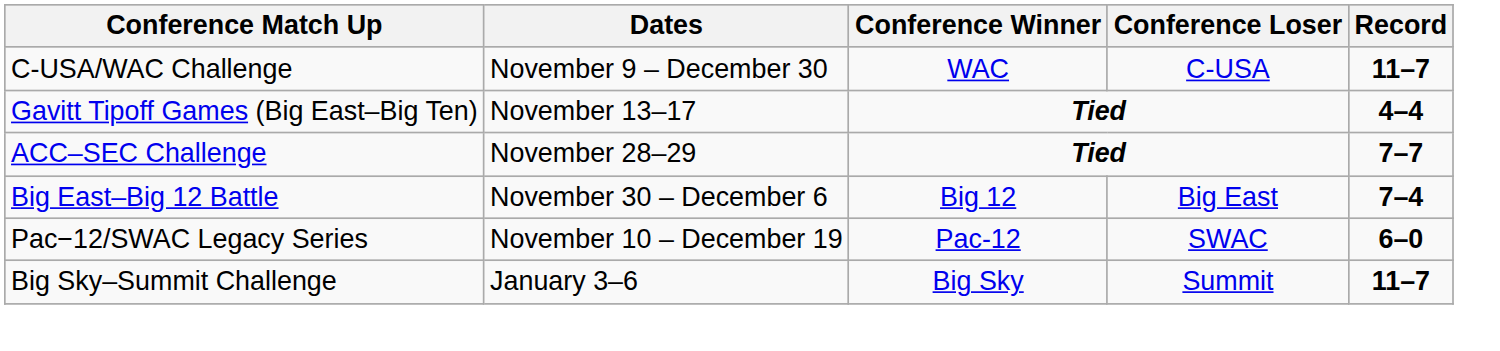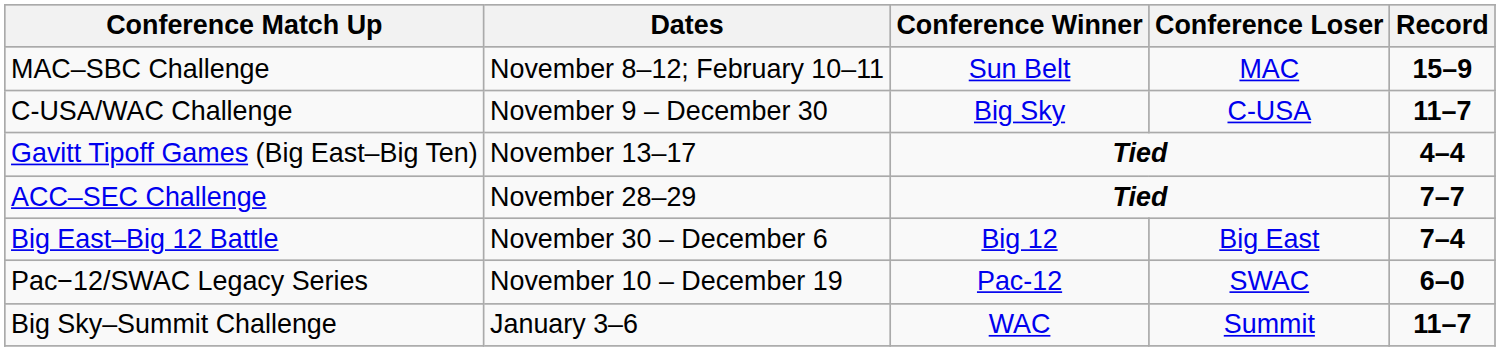+ row: (140, 68)
(978, 68) WAC -> (1020, 111) Big Sky
(978, 281) Big Sky -> (1020, 324) WAC
